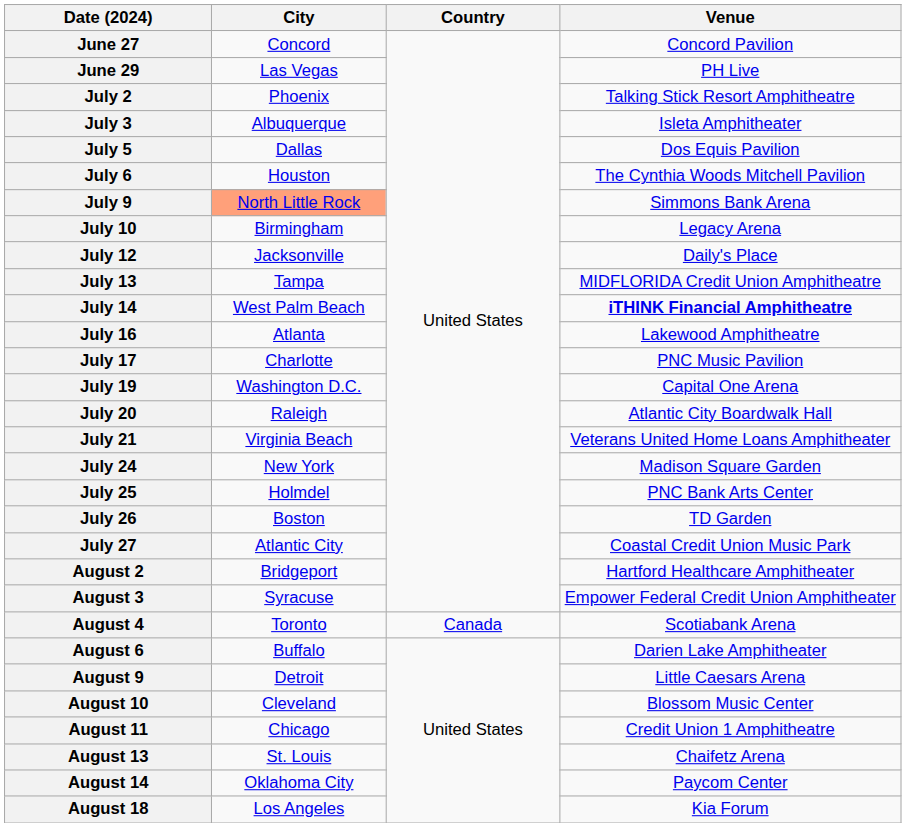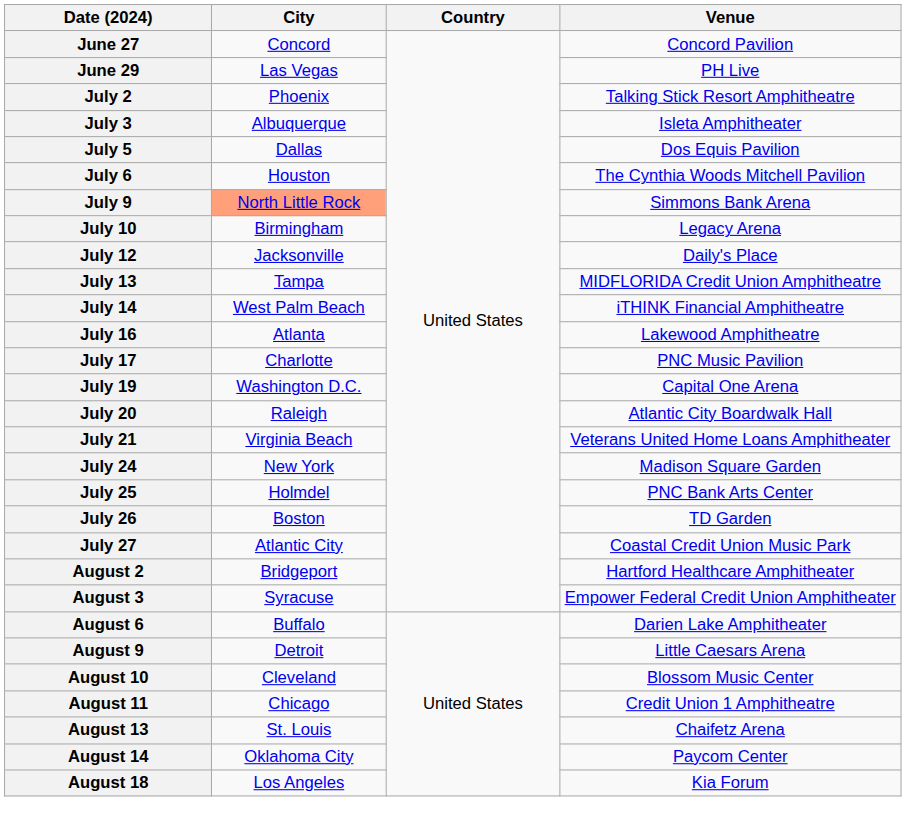(730, 307) bold -> (730, 307) normal
- row: (108, 624)
